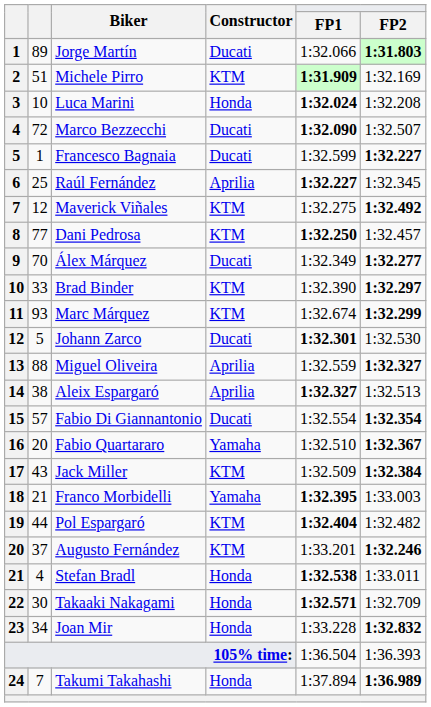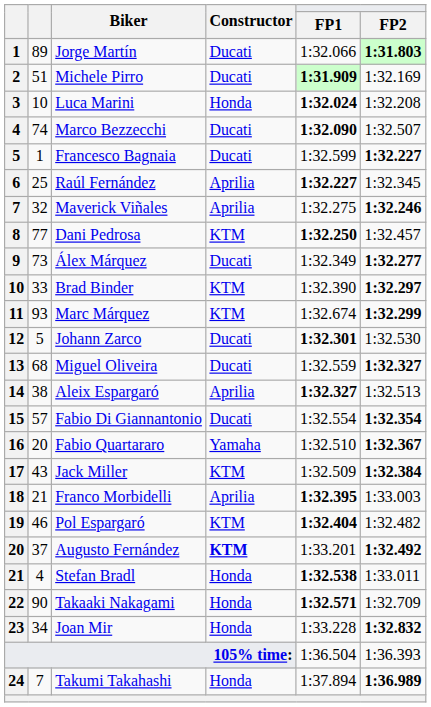(227, 77) KTM -> (231, 77) Ducati
(40, 129) 72 -> (40, 129) 74
(40, 208) 12 -> (40, 208) 32
(227, 208) KTM -> (232, 208) Aprilia
(393, 208) 1:32.492 -> (393, 208) 1:32.246
(40, 261) 70 -> (40, 261) 73
(40, 366) 88 -> (40, 366) 68
(232, 366) Aprilia -> (231, 366) Ducati
(235, 497) Yamaha -> (232, 497) Aprilia
(40, 523) 44 -> (40, 523) 46
(227, 549) normal -> (228, 549) bold
(393, 549) 1:32.246 -> (393, 549) 1:32.492
(40, 602) 30 -> (40, 602) 90
